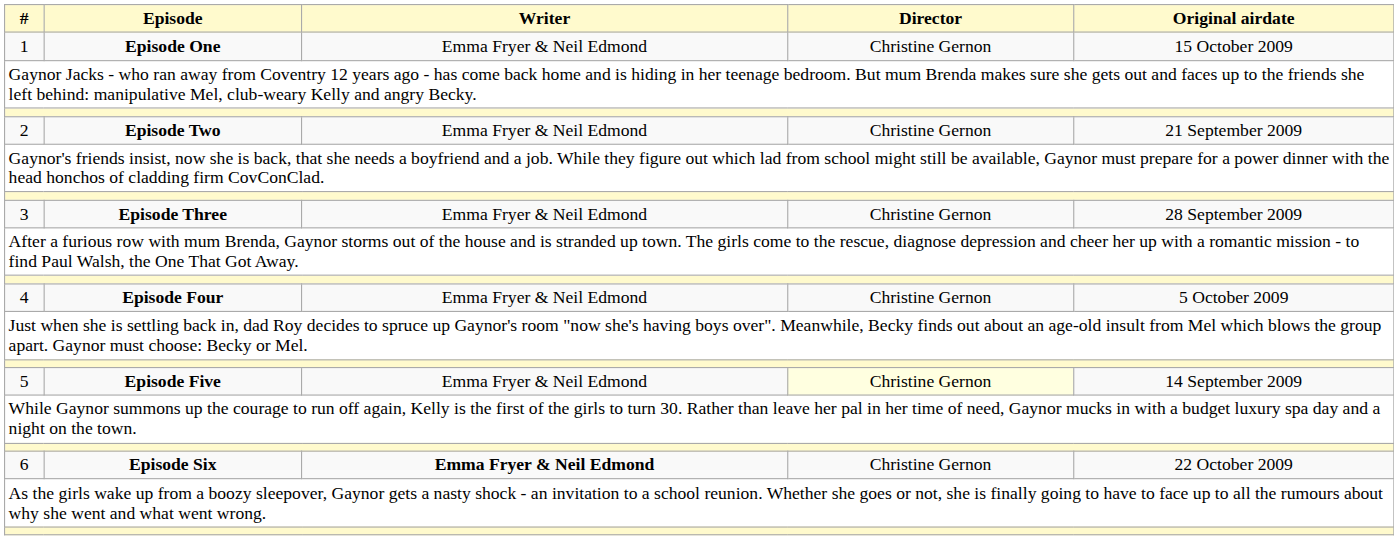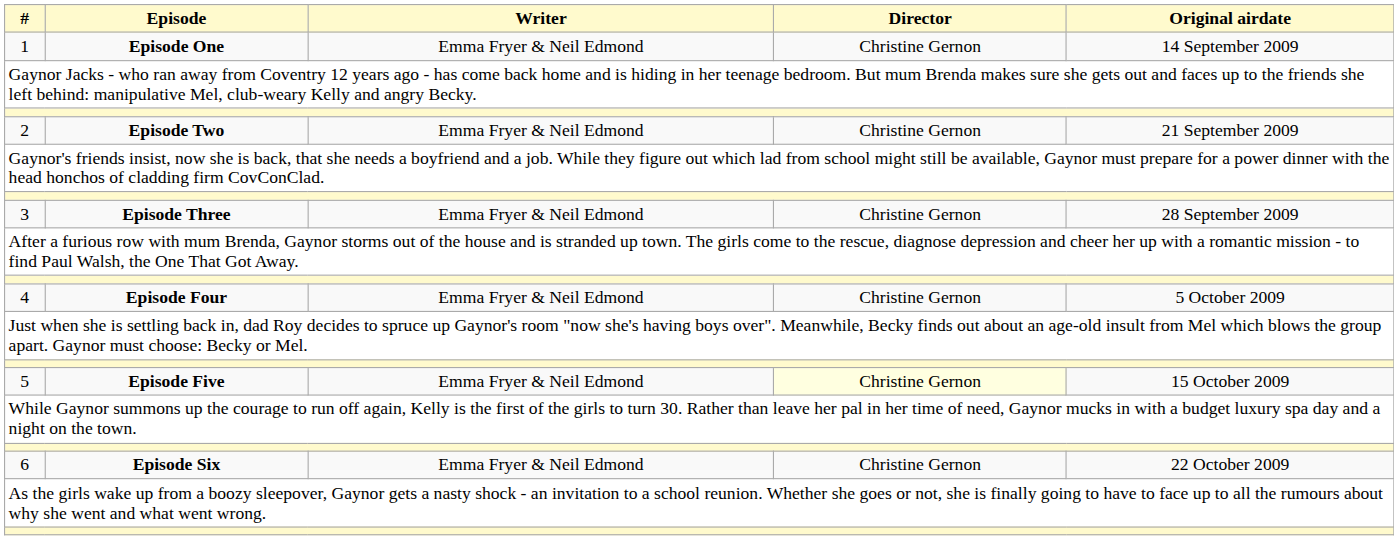(1234, 46) 15 October 2009 -> (1230, 46) 14 September 2009
(1234, 381) 14 September 2009 -> (1230, 381) 15 October 2009
(544, 465) bold -> (541, 465) normal
